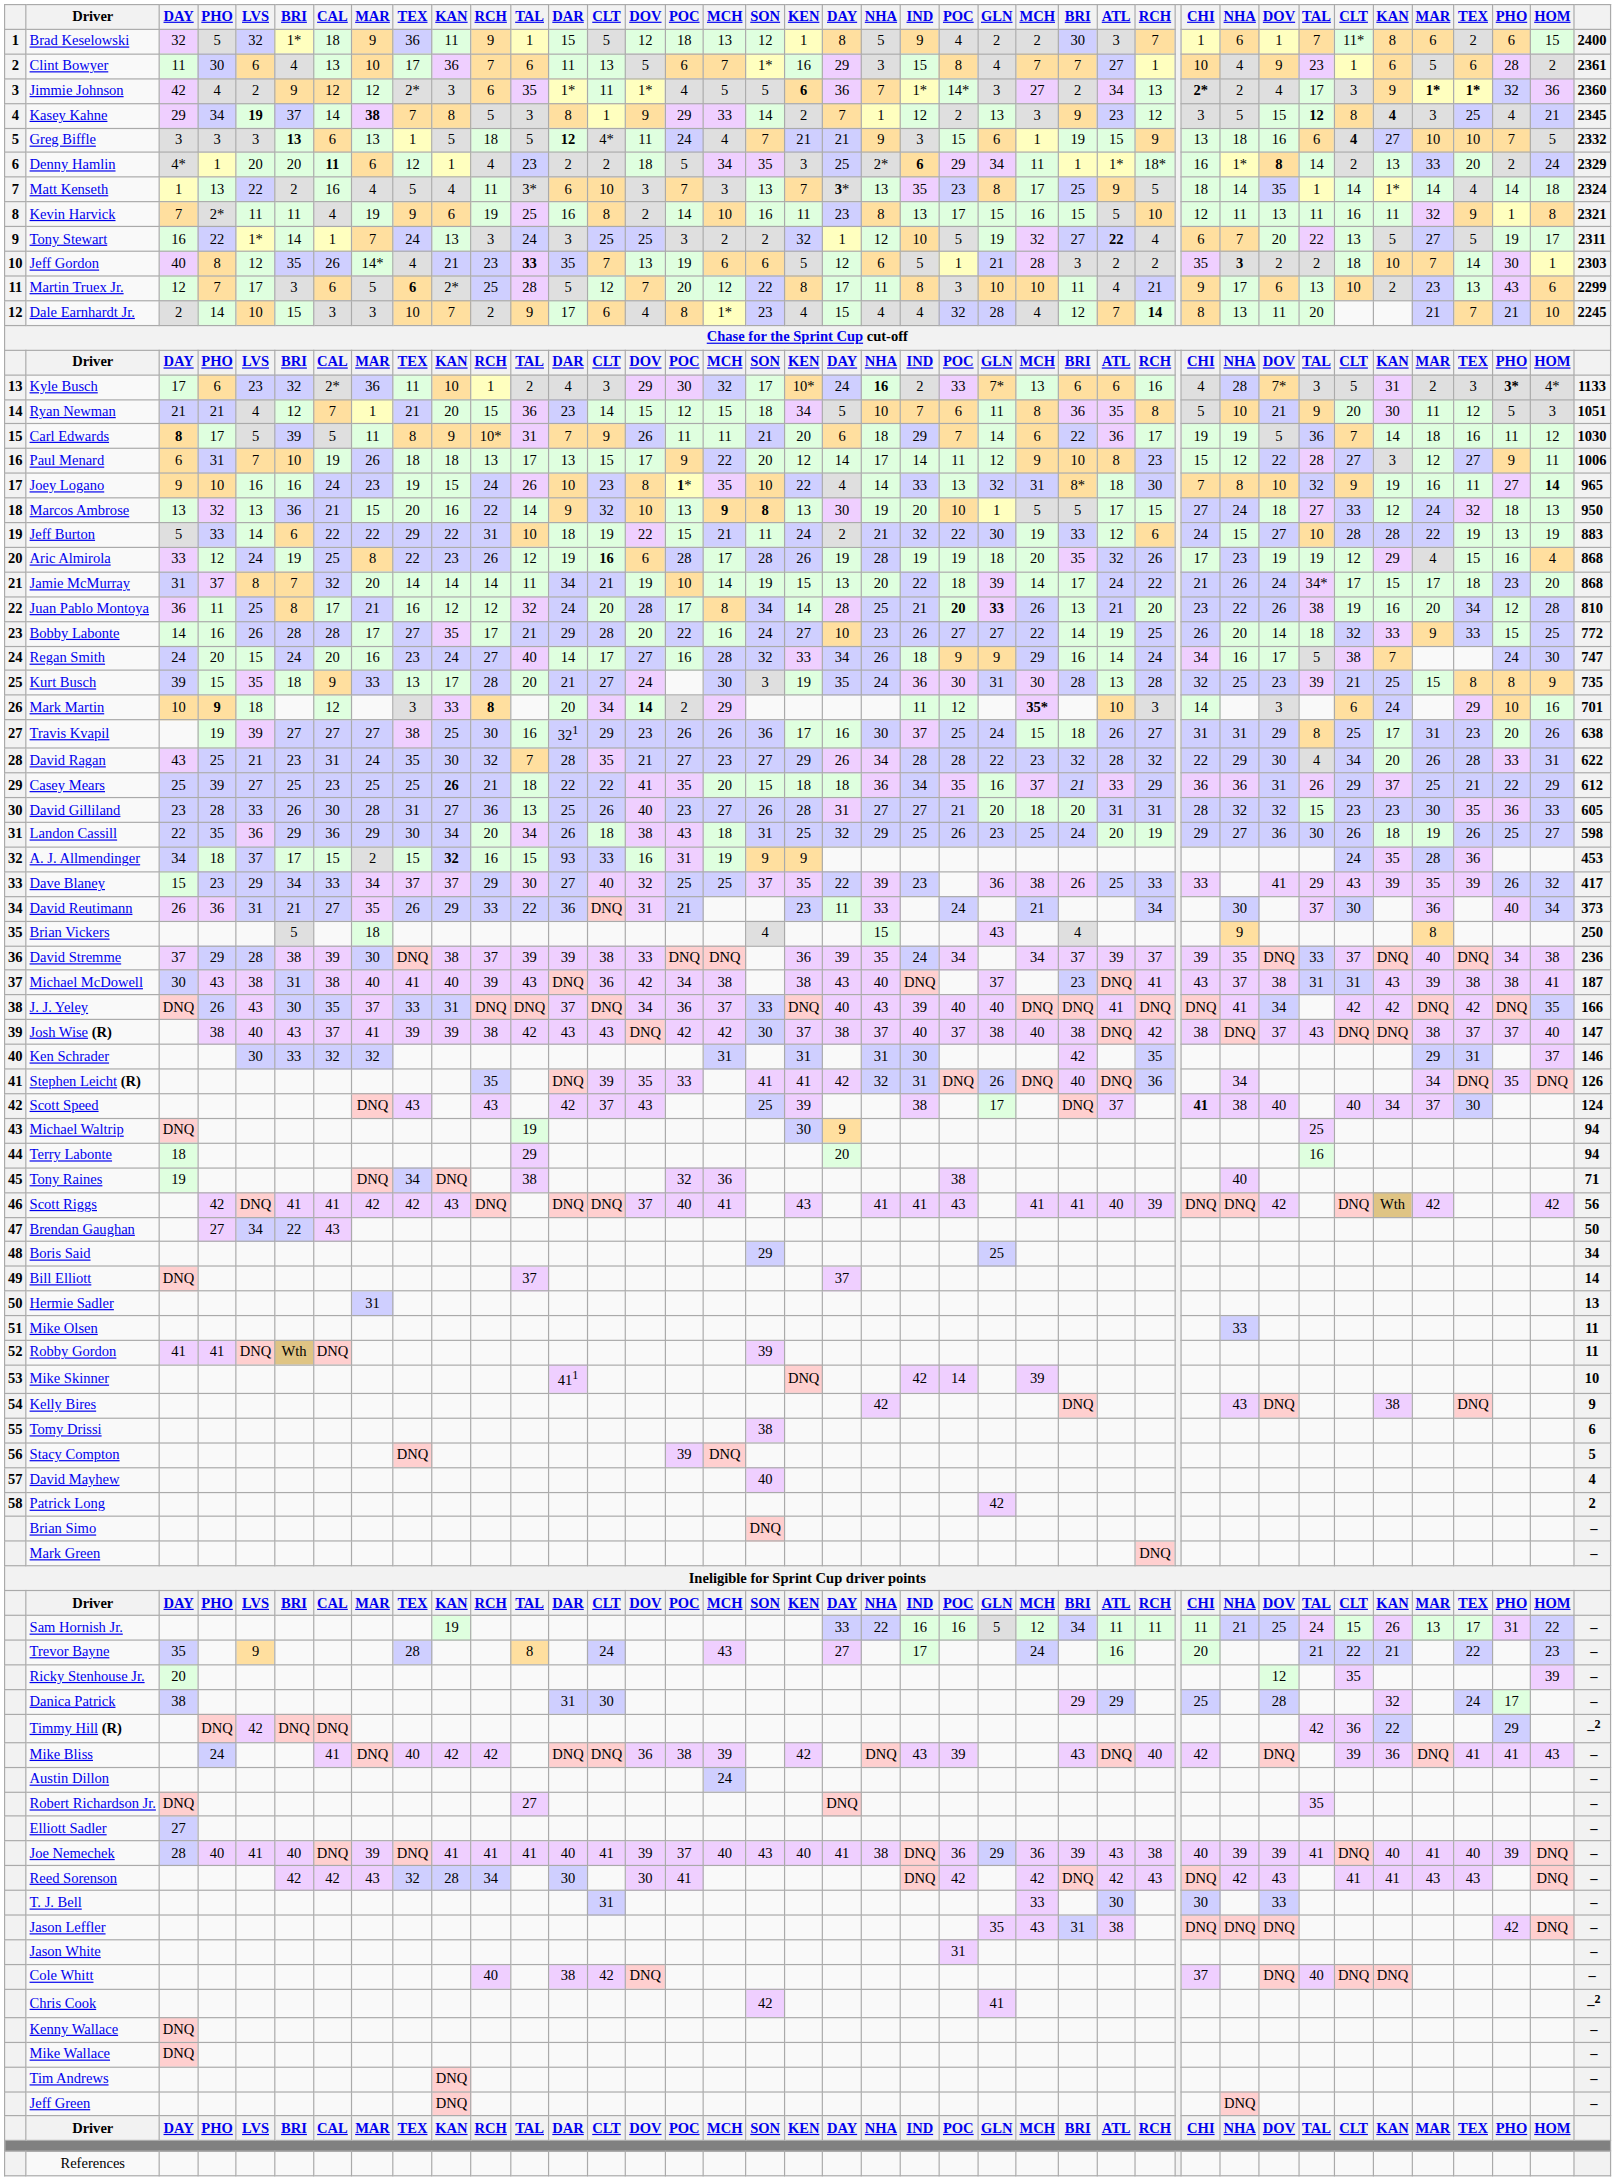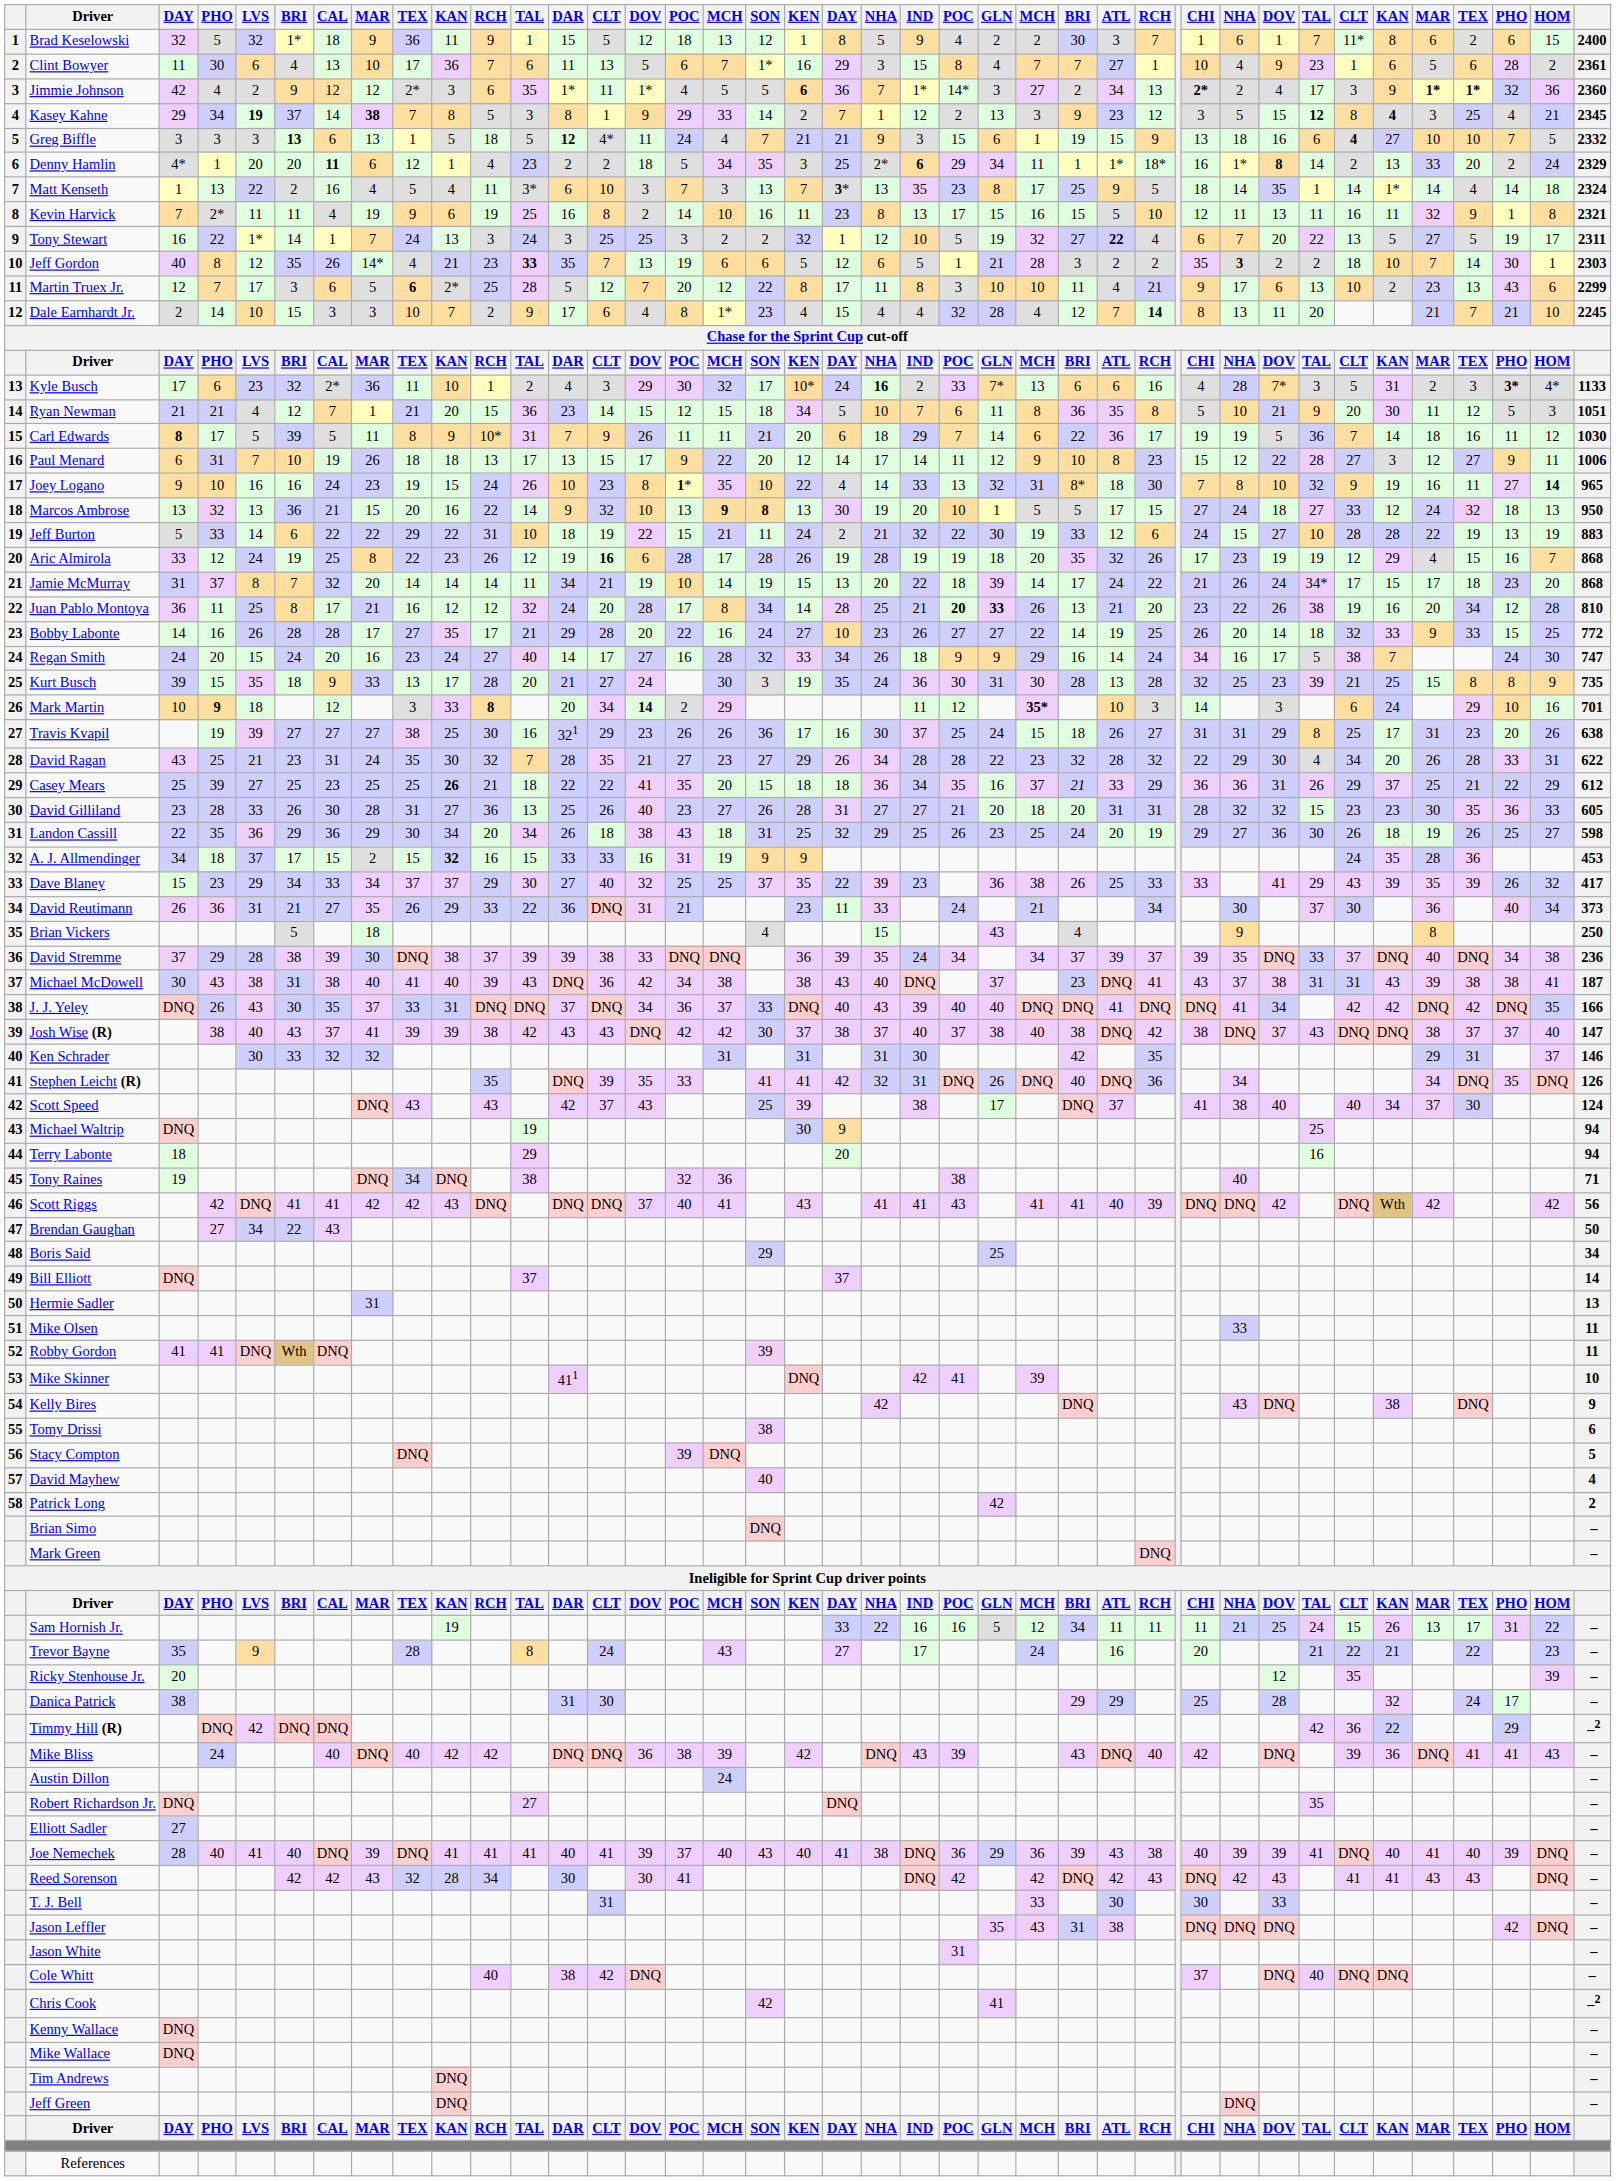(1552, 559) 4 -> (1552, 559) 7
(568, 859) 93 -> (568, 859) 33
(1201, 1106) bold -> (1201, 1106) normal
(958, 1379) 14 -> (958, 1379) 41
(332, 1754) 41 -> (332, 1754) 40
